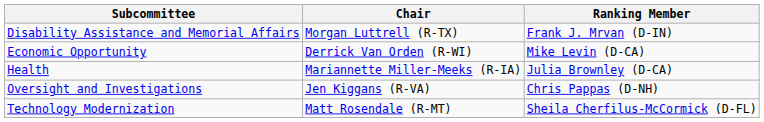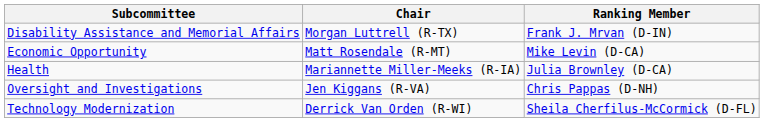(389, 52) Derrick Van Orden (R-WI) -> (378, 52) Matt Rosendale (R-MT)
(378, 108) Matt Rosendale (R-MT) -> (389, 108) Derrick Van Orden (R-WI)
